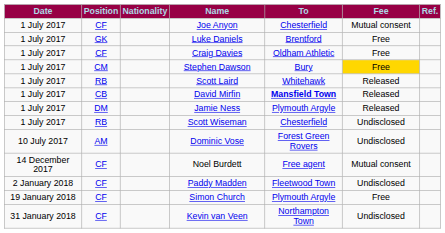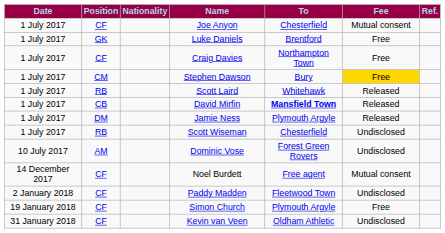(304, 53) Oldham Athletic -> (304, 58) Northampton Town
(304, 216) Northampton Town -> (304, 221) Oldham Athletic
